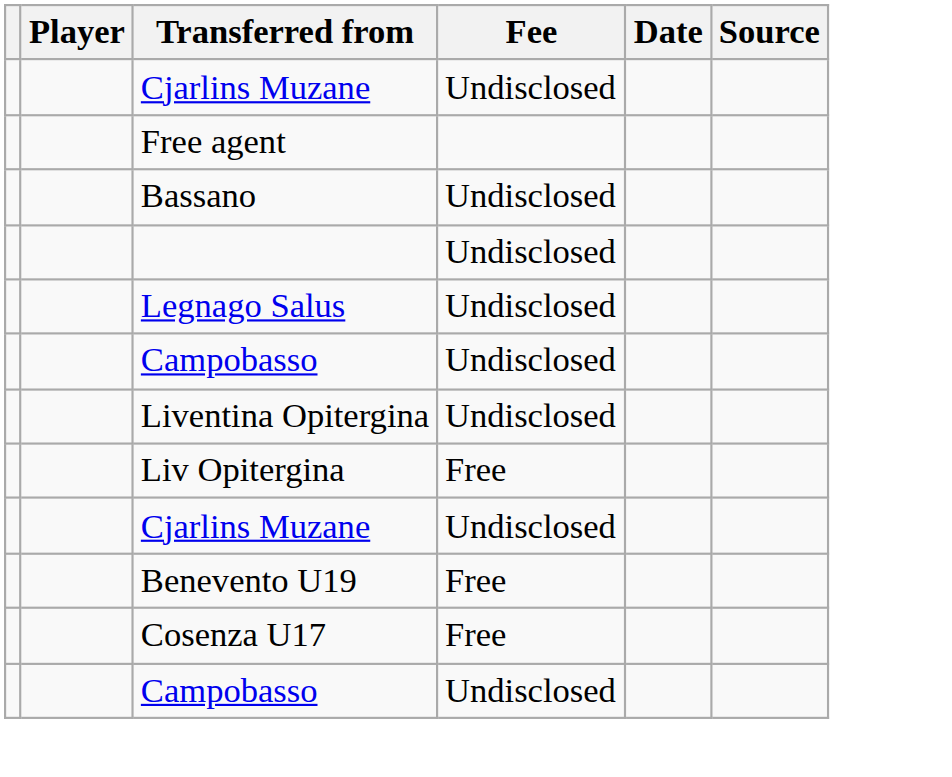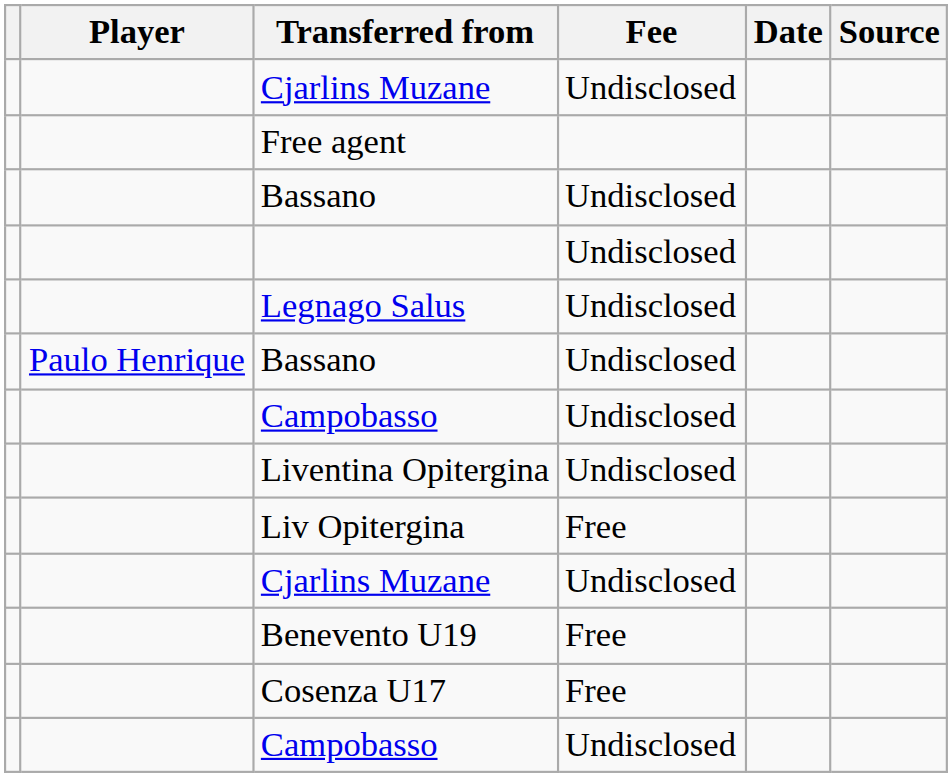+ row: (137, 360)
